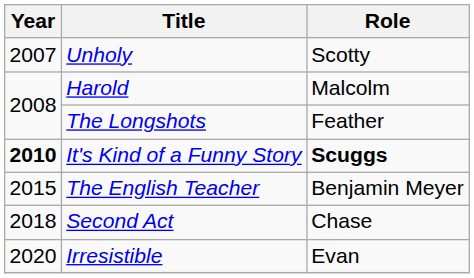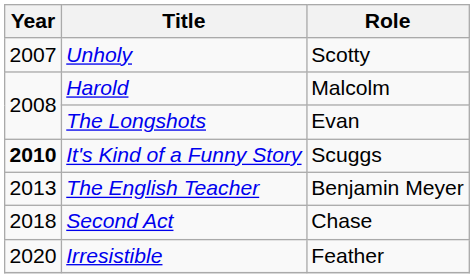(348, 121) Feather -> (335, 121) Evan
(349, 155) bold -> (346, 155) normal
(33, 188) 2015 -> (33, 188) 2013
(335, 255) Evan -> (348, 255) Feather
